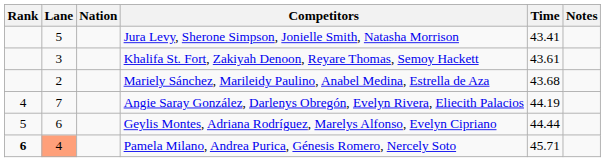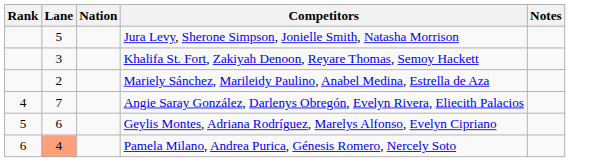- column: (545, 15)
(23, 146) bold -> (23, 146) normal
